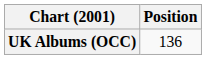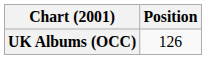(170, 41) 136 -> (170, 41) 126
